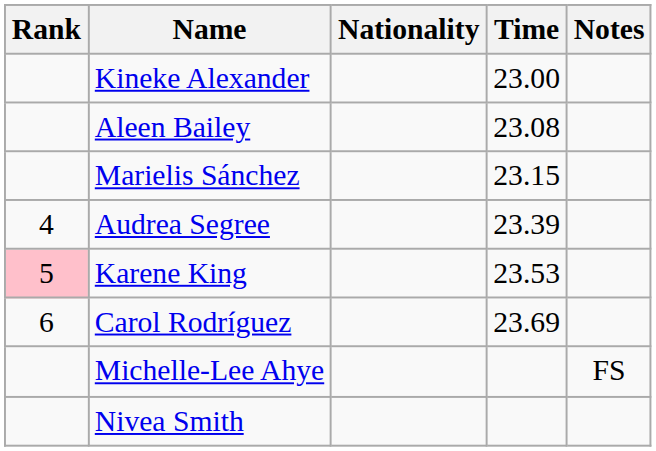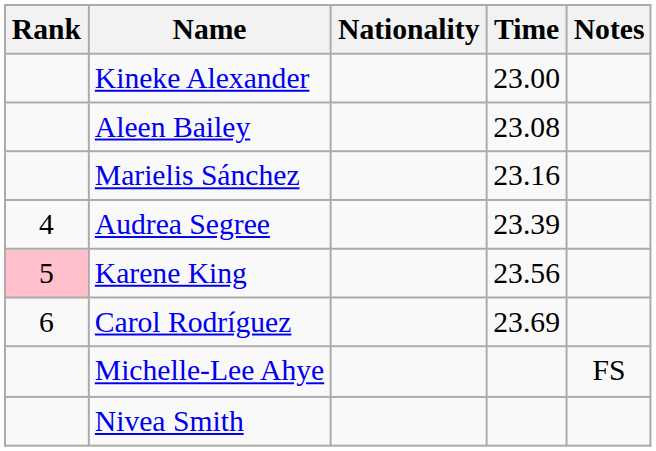(527, 175) 23.15 -> (527, 175) 23.16
(527, 273) 23.53 -> (527, 273) 23.56
